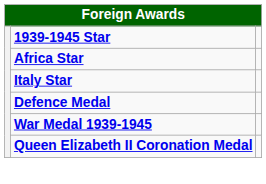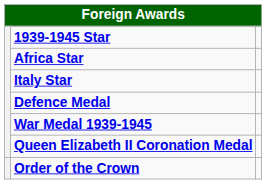+ row: (77, 168)
